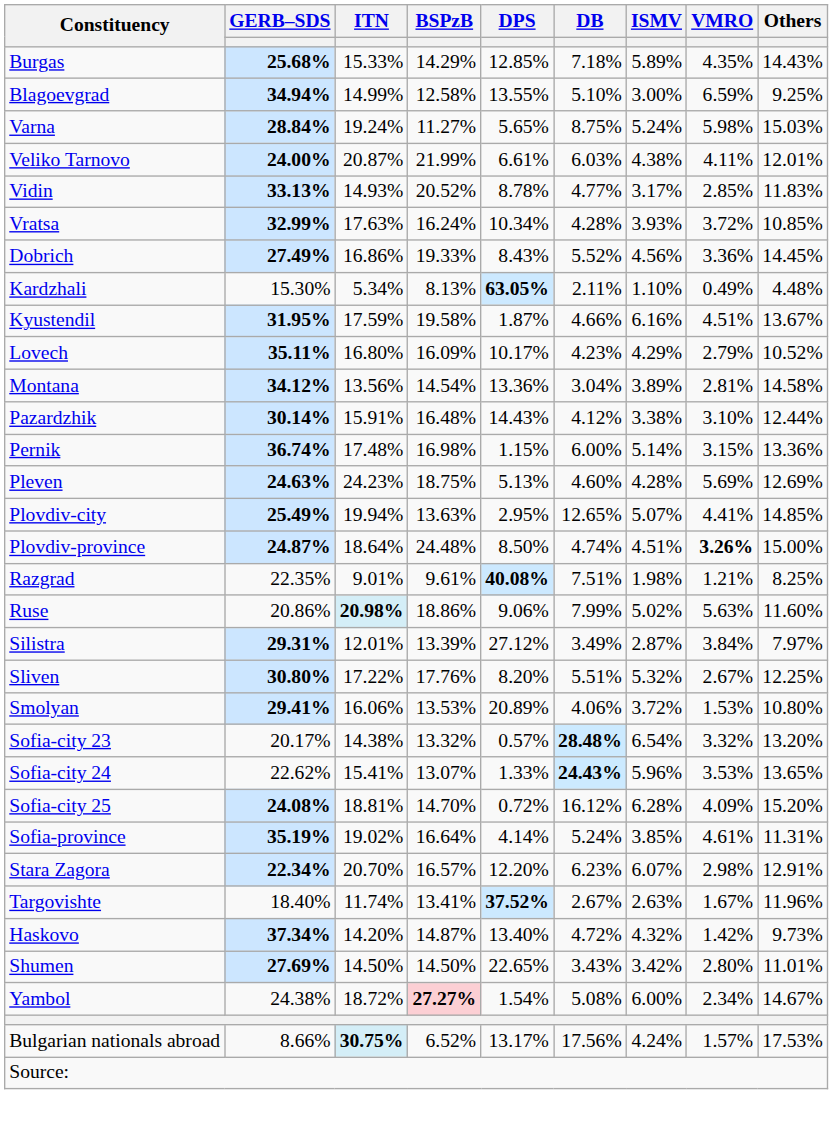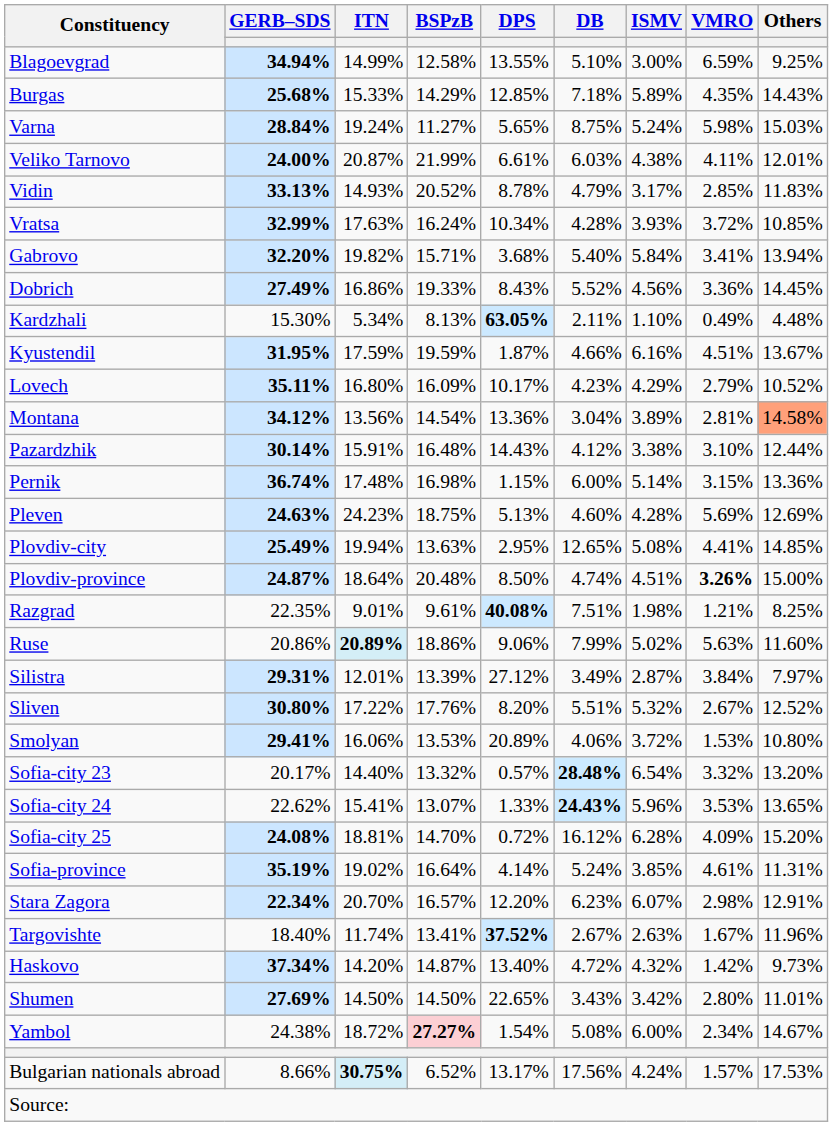rows swapped: (59, 94) <-> (37, 62)
(596, 191) 4.77% -> (596, 191) 4.79%
+ row: (44, 256)
(446, 320) 19.58% -> (446, 353) 19.59%
(793, 385) no background -> (793, 417) lightsalmon background
(657, 514) 5.07% -> (657, 547) 5.08%
(446, 547) 24.48% -> (446, 579) 20.48%
(371, 611) 20.98% -> (371, 643) 20.89%
(793, 676) 12.25% -> (793, 708) 12.52%
(373, 740) 14.38% -> (373, 773) 14.40%
